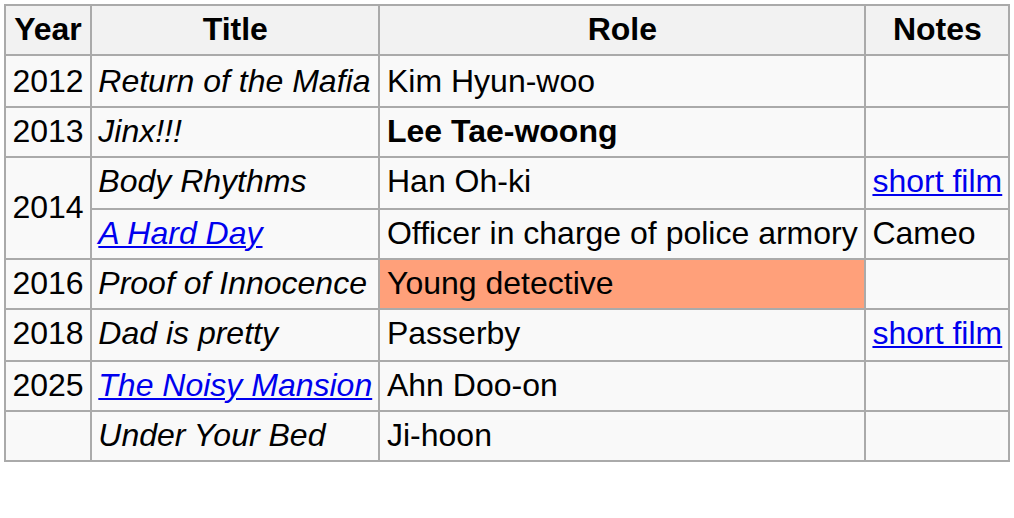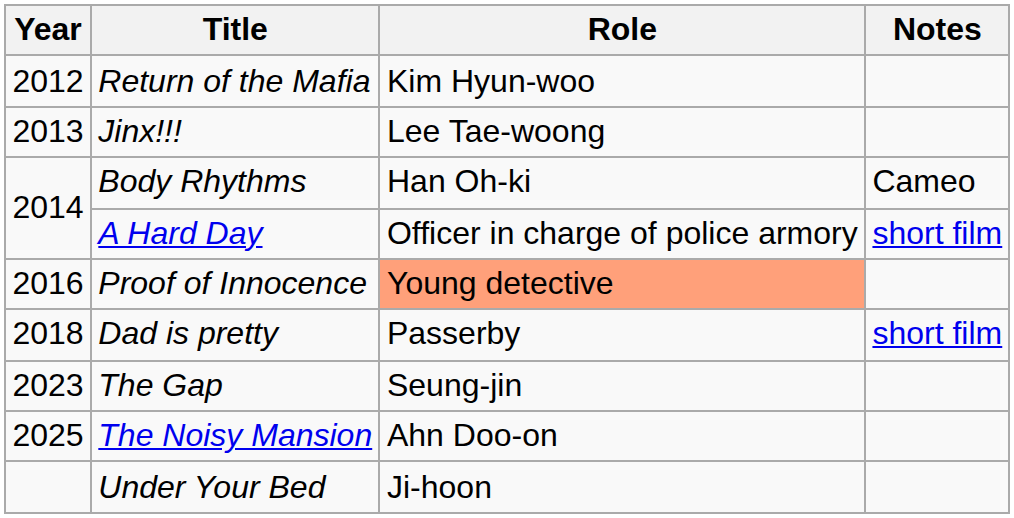(502, 131) bold -> (496, 131) normal
(937, 182) short film -> (924, 182) Cameo
(924, 232) Cameo -> (937, 232) short film
+ row: (161, 385)
